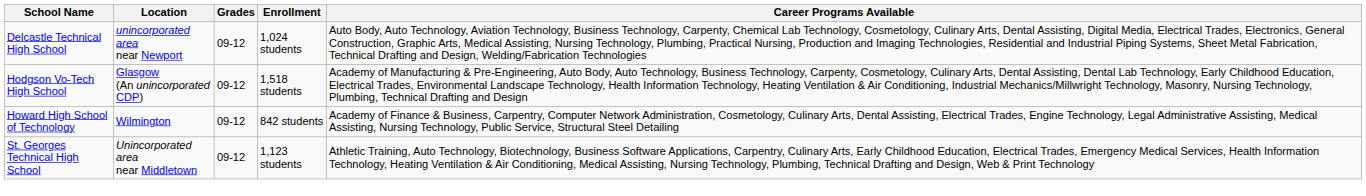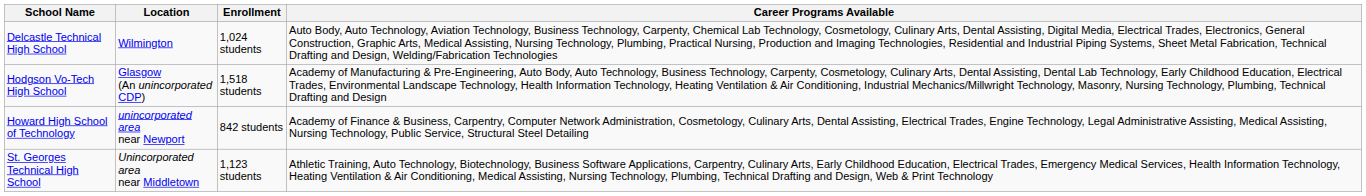- column: (236, 13)
(153, 43) unincorporated area near Newport -> (145, 43) Wilmington
(143, 121) Wilmington -> (155, 127) unincorporated area near Newport
